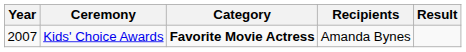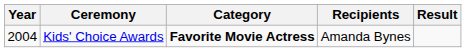(22, 36) 2007 -> (22, 36) 2004
